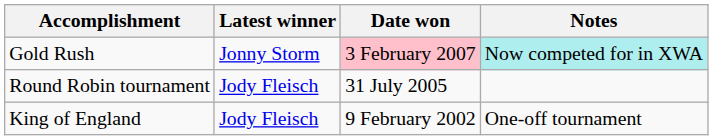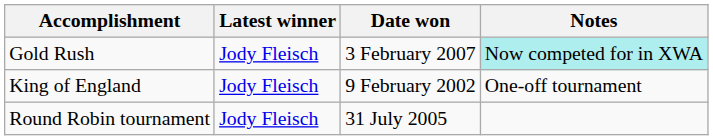(269, 53) Jonny Storm -> (269, 53) Jody Fleisch
(410, 53) pink background -> (410, 53) no background
rows swapped: (75, 118) <-> (110, 86)
